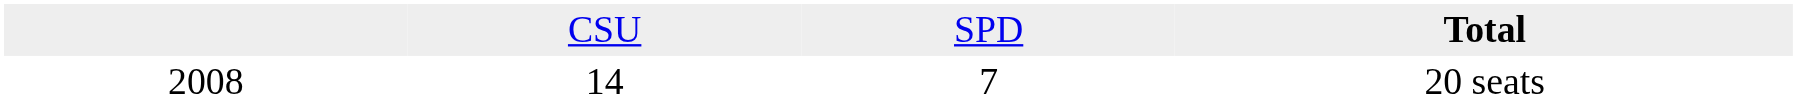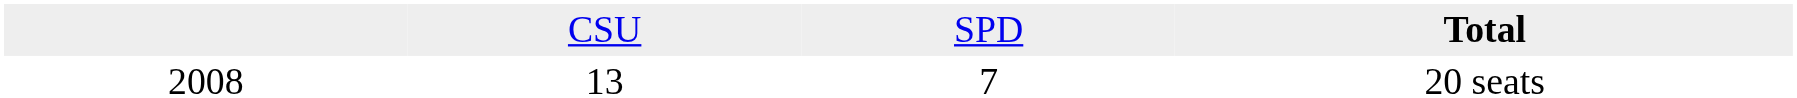(605, 81) 14 -> (605, 81) 13
